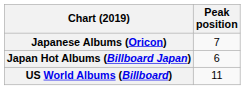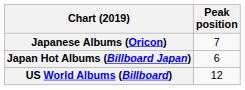(217, 76) 11 -> (217, 76) 12
